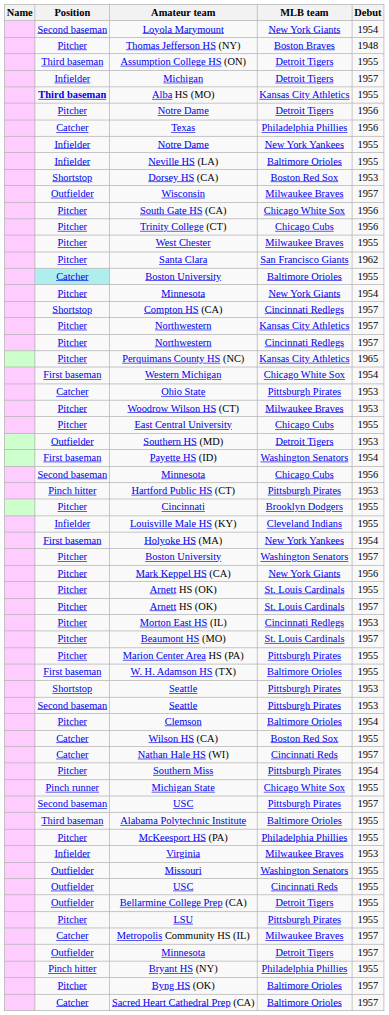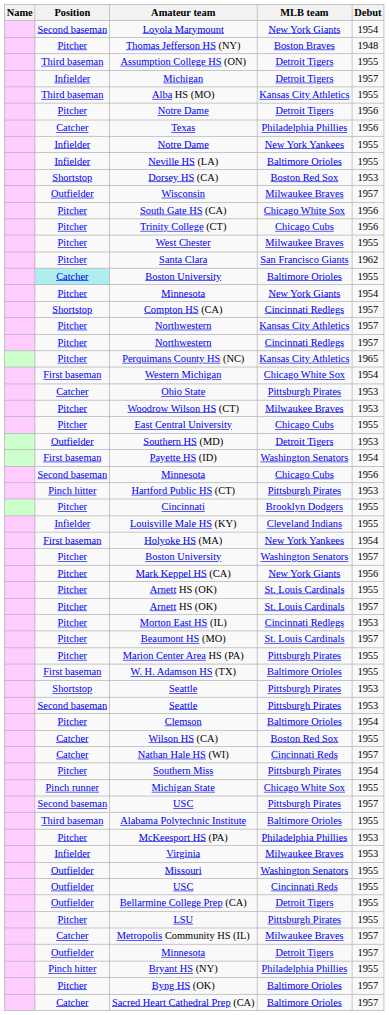(72, 95) bold -> (72, 95) normal
(368, 837) 1955 -> (368, 837) 1953
